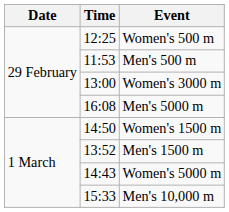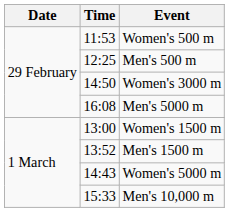(100, 38) 12:25 -> (99, 38) 11:53
(99, 60) 11:53 -> (100, 60) 12:25
(100, 83) 13:00 -> (100, 83) 14:50
(100, 128) 14:50 -> (100, 128) 13:00
